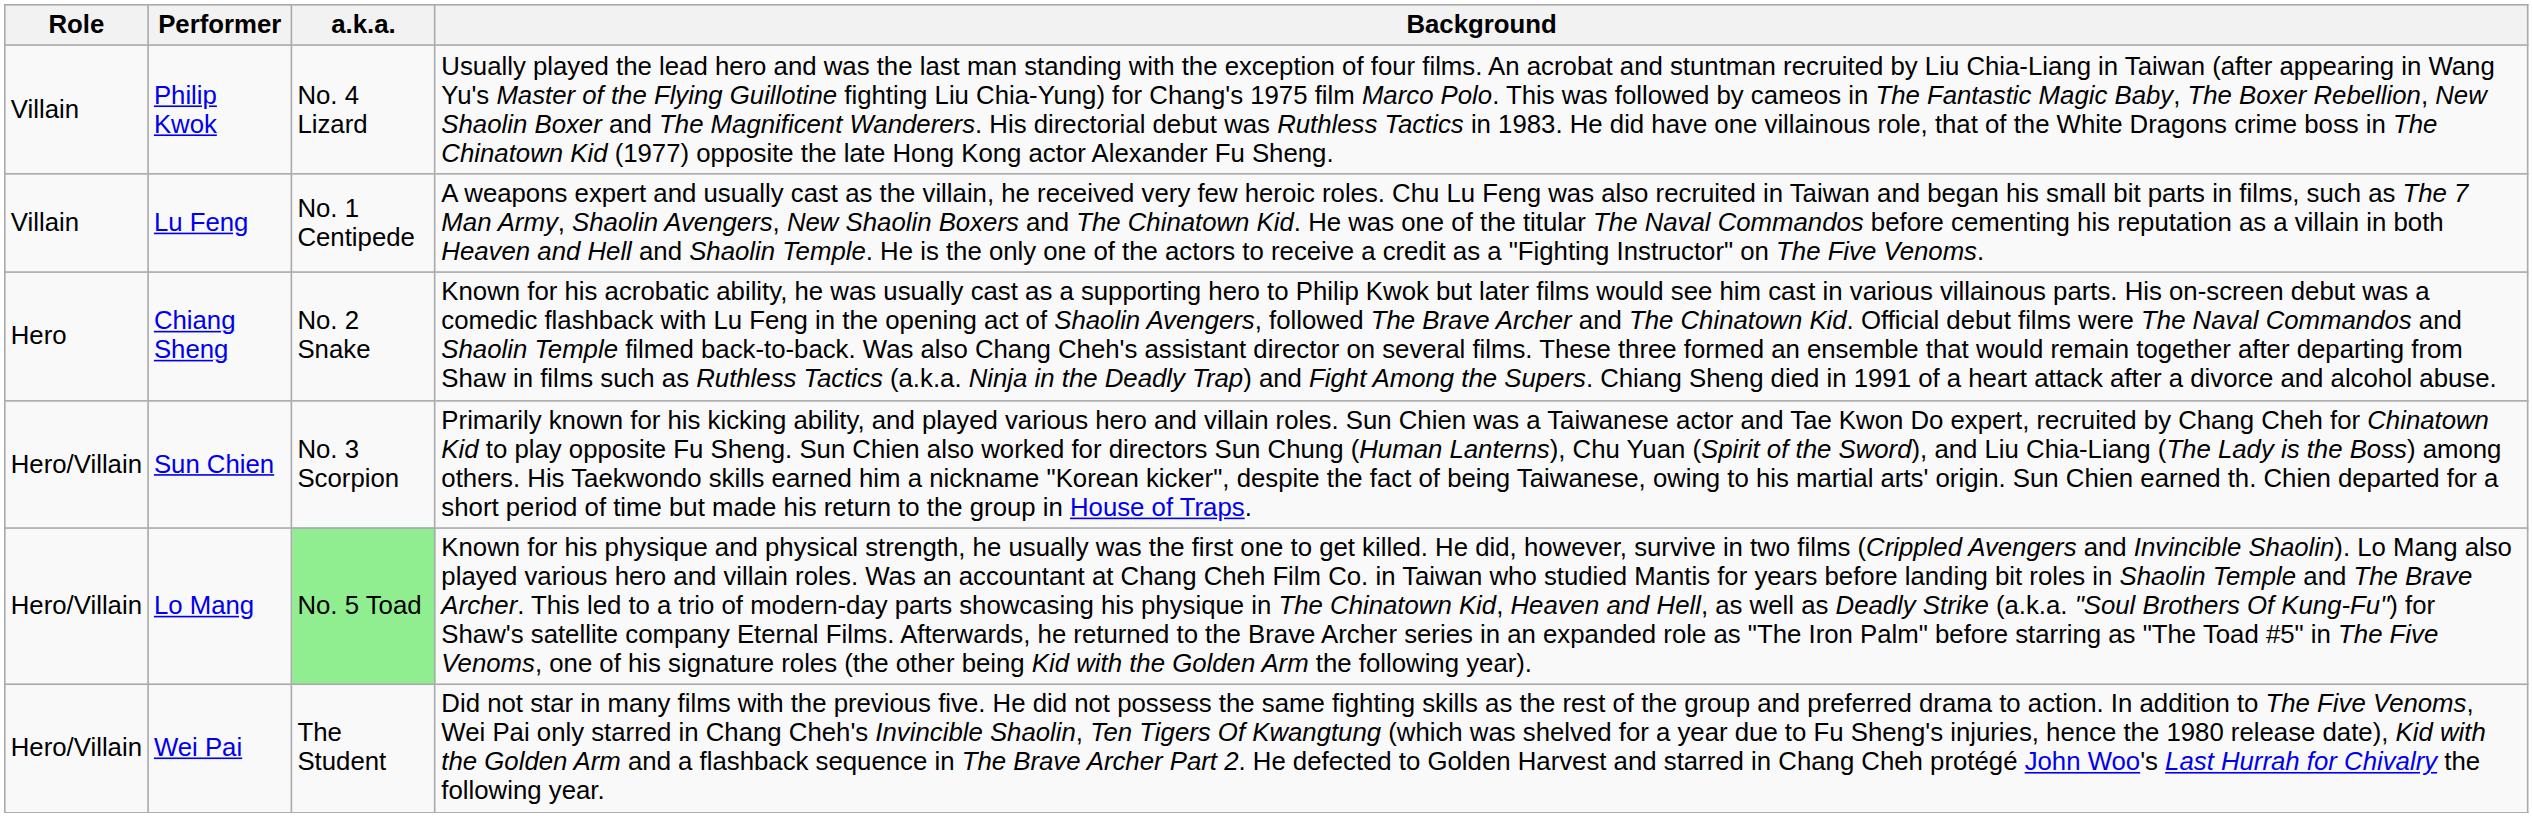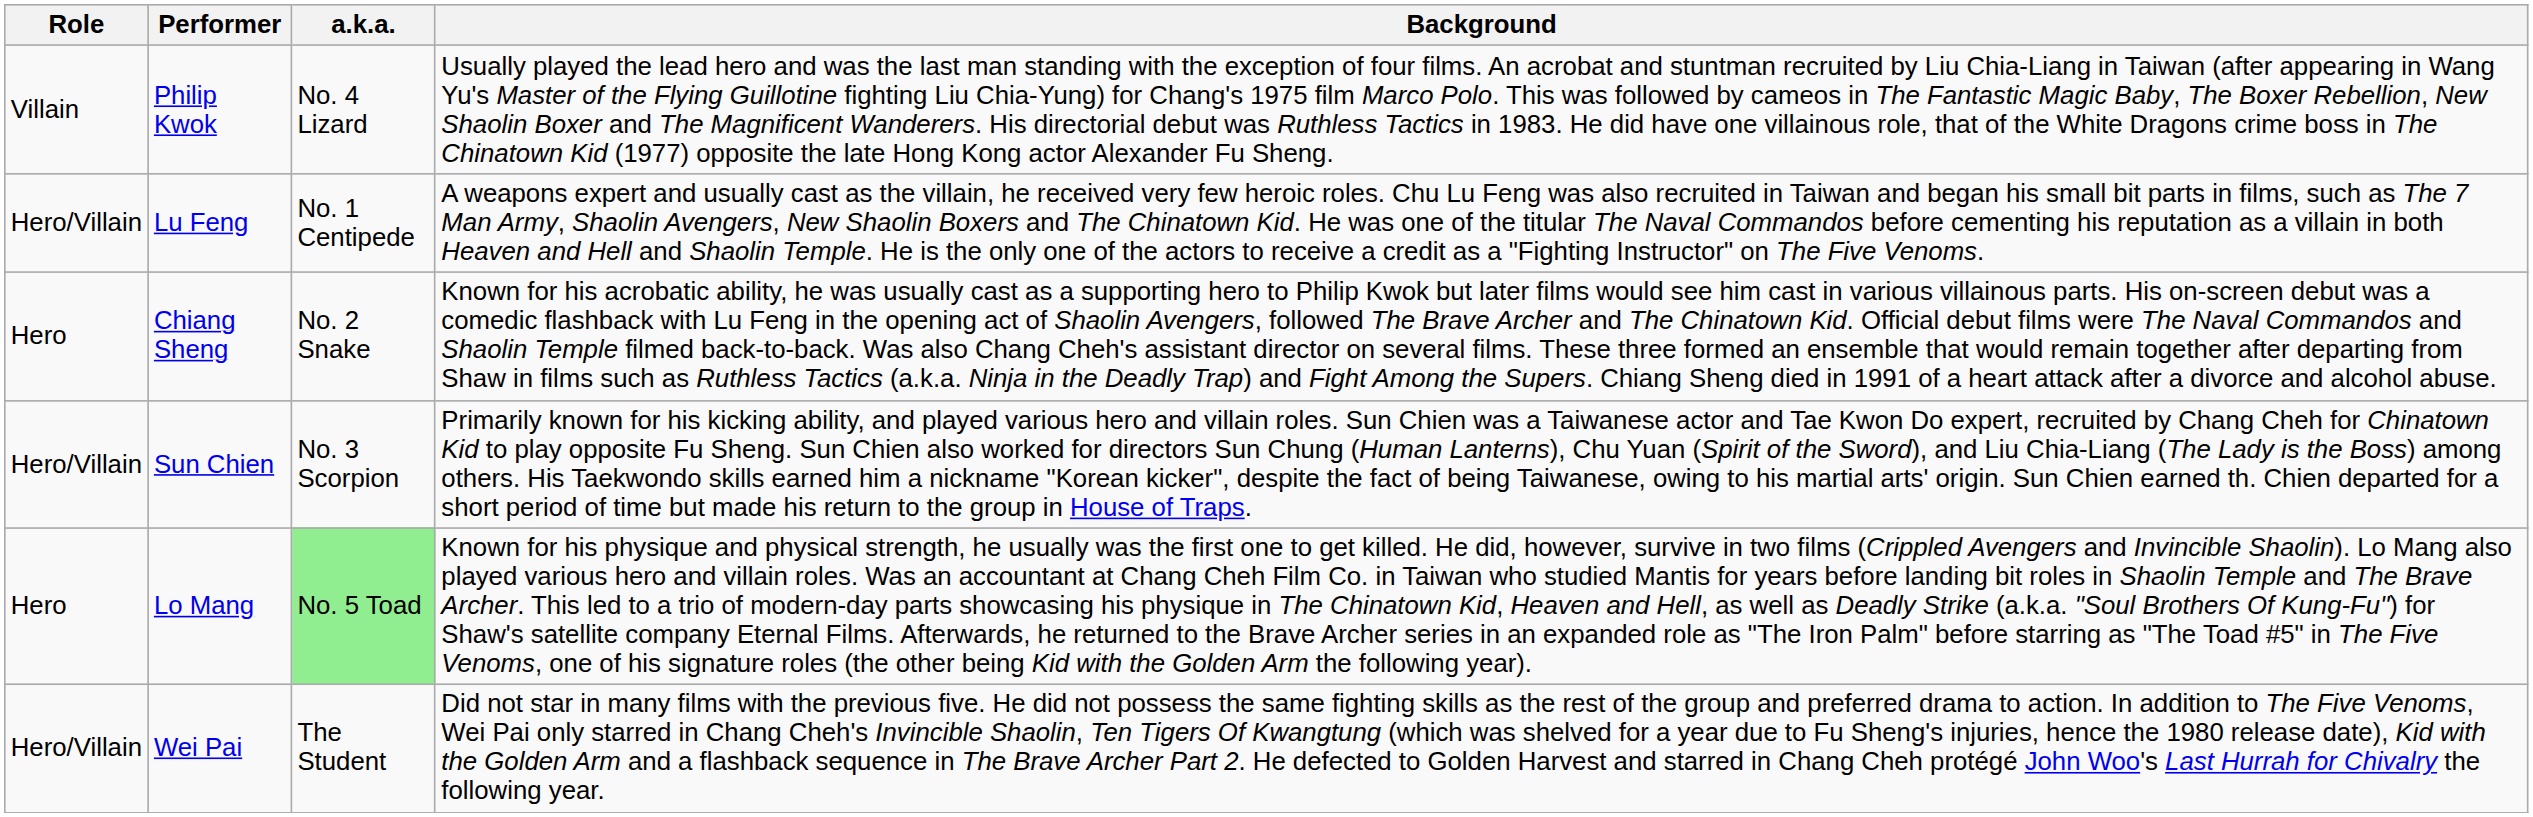(45, 222) Villain -> (76, 222) Hero/Villain
(76, 605) Hero/Villain -> (39, 605) Hero
